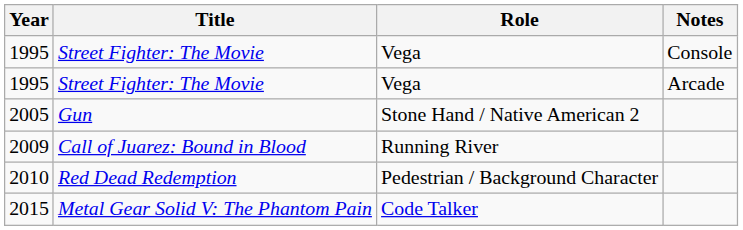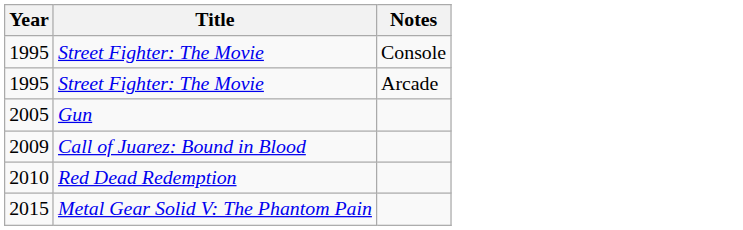- column: (520, 20)
